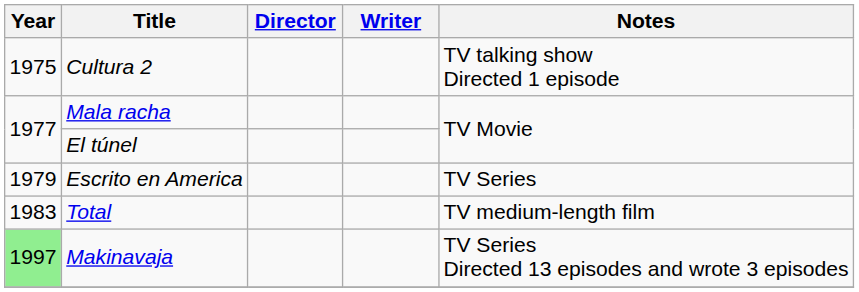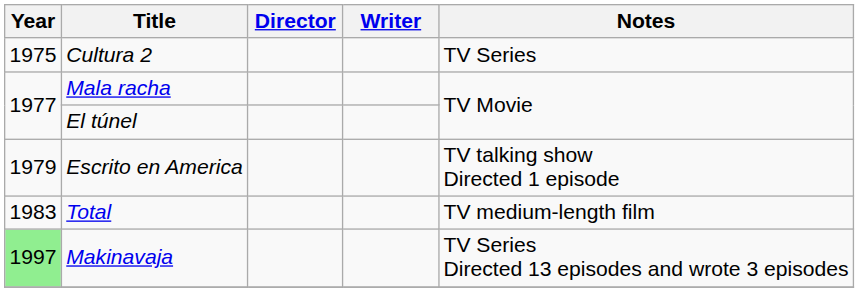(532, 66) TV talking show Directed 1 episode -> (490, 54) TV Series
(490, 178) TV Series -> (532, 167) TV talking show Directed 1 episode
